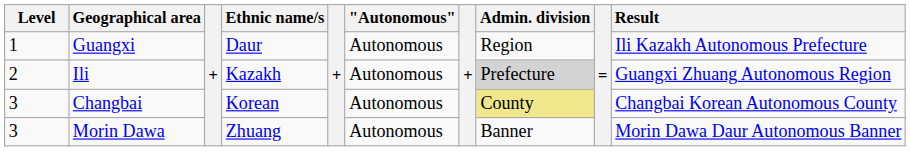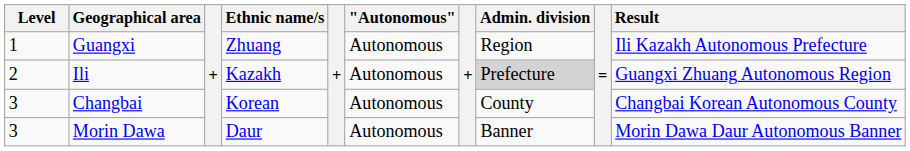(244, 45) Daur -> (253, 45) Zhuang
(507, 103) khaki background -> (507, 103) no background
(253, 131) Zhuang -> (244, 131) Daur
